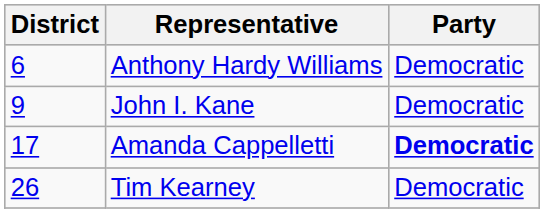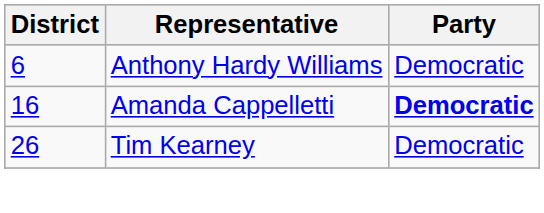- row: (183, 106)
(25, 146) 17 -> (25, 106) 16
